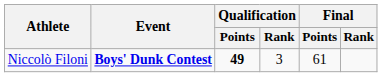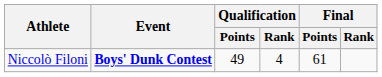(237, 60) bold -> (237, 60) normal
(279, 60) 3 -> (279, 60) 4
